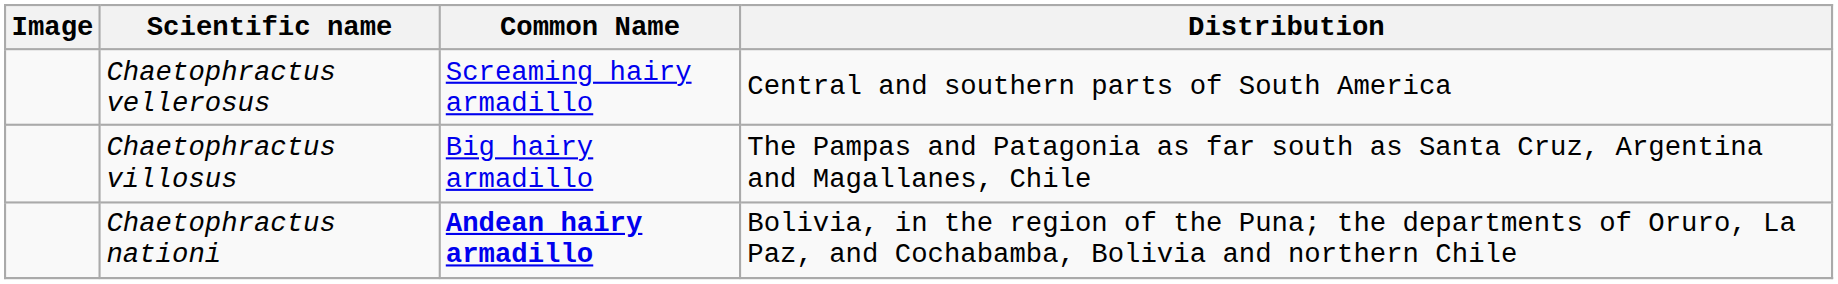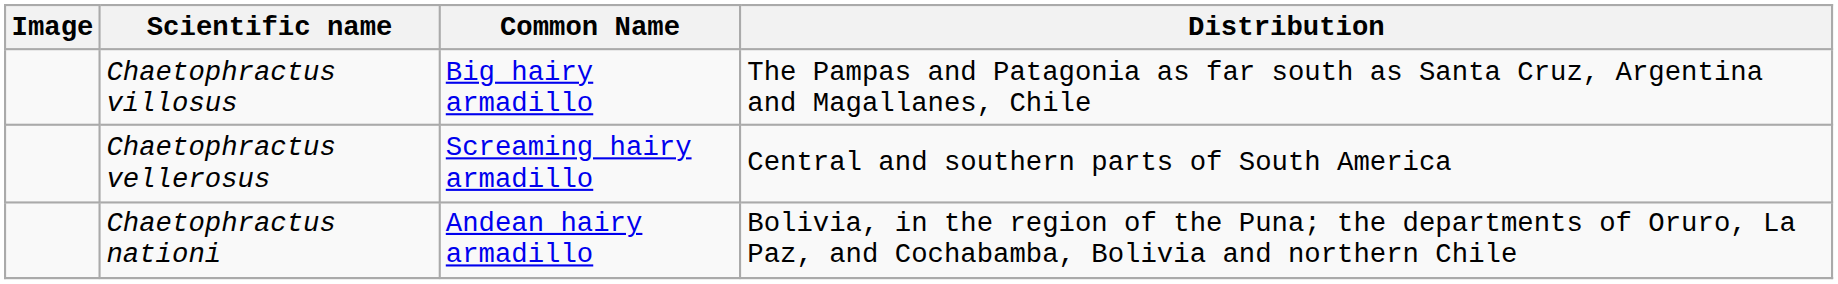rows swapped: (221, 88) <-> (221, 164)
(544, 240) bold -> (544, 240) normal
